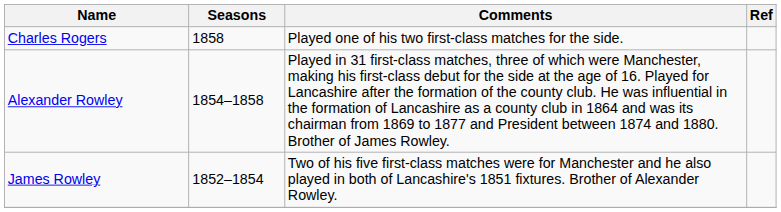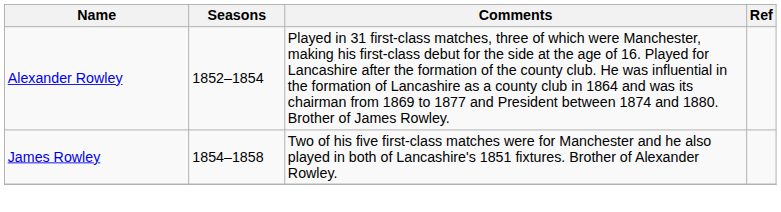- row: (57, 38)
(228, 101) 1854–1858 -> (228, 78) 1852–1854
(228, 179) 1852–1854 -> (228, 157) 1854–1858
